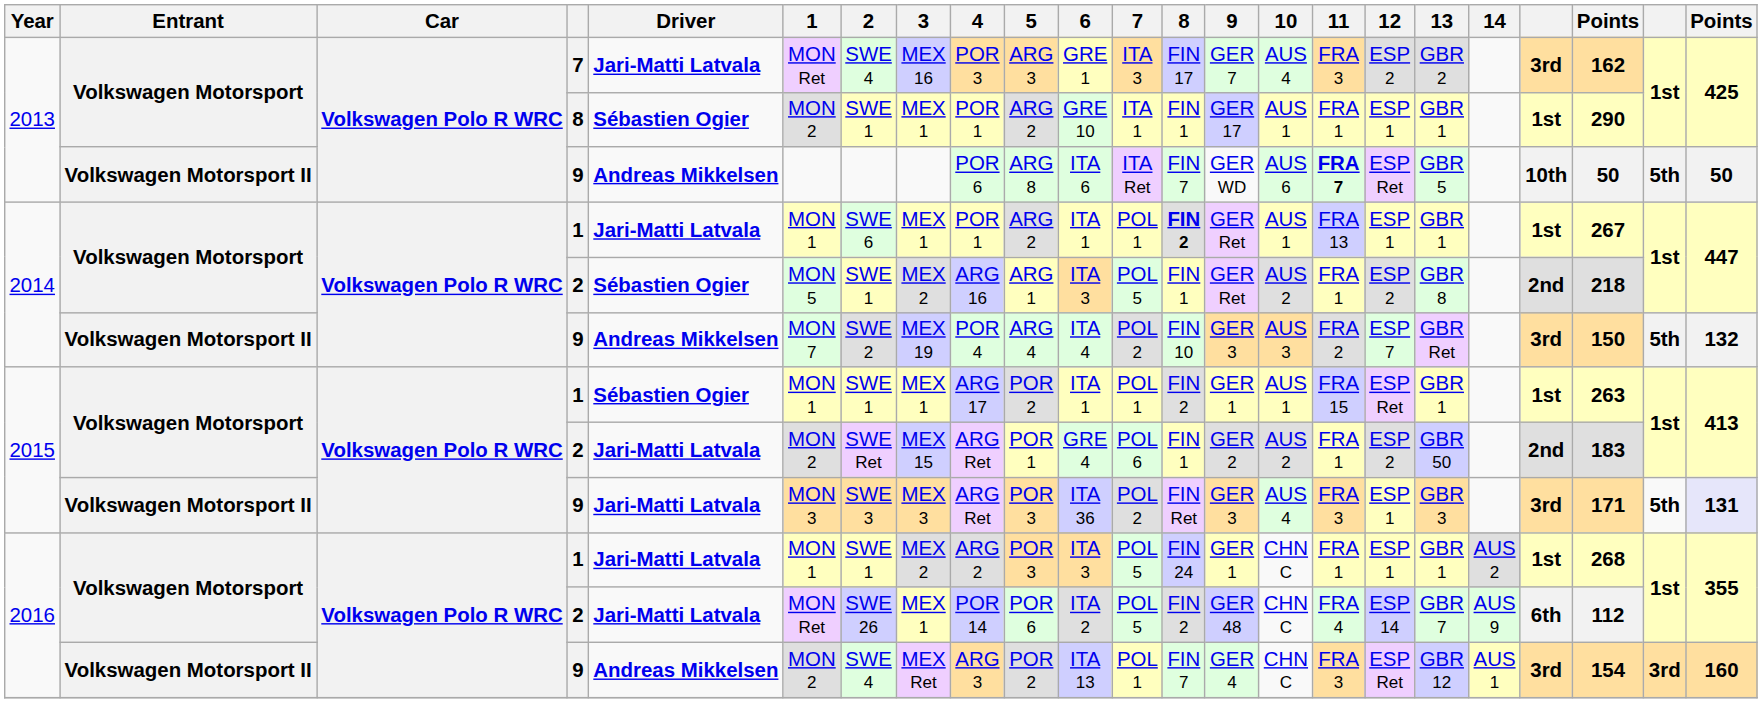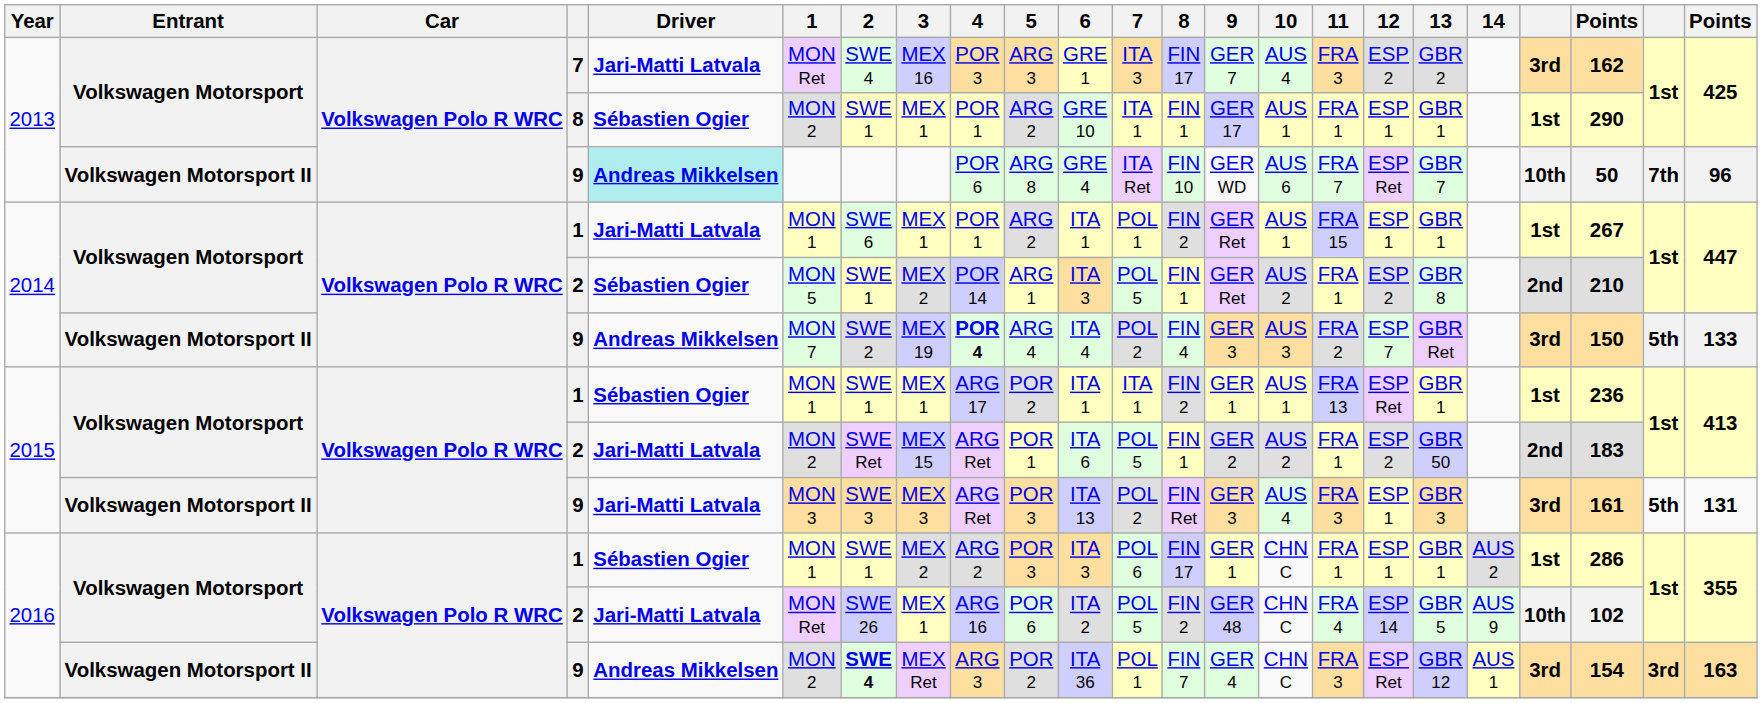(686, 175) no background -> (686, 175) paleturquoise background
(1085, 175) ITA 6 -> (1085, 175) GRE 4
(1184, 175) FIN 7 -> (1184, 175) FIN 10
(1339, 175) bold -> (1338, 175) normal
(1442, 175) GBR 5 -> (1441, 175) GBR 7
(1665, 175) 5th -> (1664, 175) 7th
(1721, 175) 50 -> (1720, 175) 96
(1184, 230) bold -> (1184, 230) normal
(1339, 230) FRA 13 -> (1338, 230) FRA 15
(977, 285) ARG 16 -> (977, 285) POR 14
(1608, 285) 218 -> (1607, 285) 210
(977, 340) normal -> (977, 340) bold
(1184, 340) FIN 10 -> (1184, 340) FIN 4
(1721, 340) 132 -> (1720, 340) 133
(1137, 395) POL 1 -> (1137, 395) ITA 1
(1339, 395) FRA 15 -> (1338, 395) FRA 13
(1608, 395) 263 -> (1607, 395) 236
(1085, 450) GRE 4 -> (1085, 450) ITA 6
(1137, 450) POL 6 -> (1137, 450) POL 5
(1085, 505) ITA 36 -> (1085, 505) ITA 13
(1608, 505) 171 -> (1607, 505) 161
(1721, 505) lavender background -> (1720, 505) no background
(677, 560) Jari-Matti Latvala -> (671, 560) Sébastien Ogier
(1137, 560) POL 5 -> (1137, 560) POL 6
(1184, 560) FIN 24 -> (1184, 560) FIN 17
(1608, 560) 268 -> (1607, 560) 286
(977, 615) POR 14 -> (977, 615) ARG 16
(1442, 615) GBR 7 -> (1441, 615) GBR 5
(1546, 615) 6th -> (1545, 615) 10th
(1608, 615) 112 -> (1607, 615) 102
(869, 670) normal -> (869, 670) bold
(1085, 670) ITA 13 -> (1085, 670) ITA 36
(1721, 670) 160 -> (1720, 670) 163
